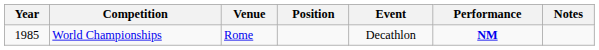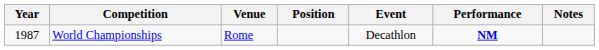(27, 35) 1985 -> (27, 35) 1987
